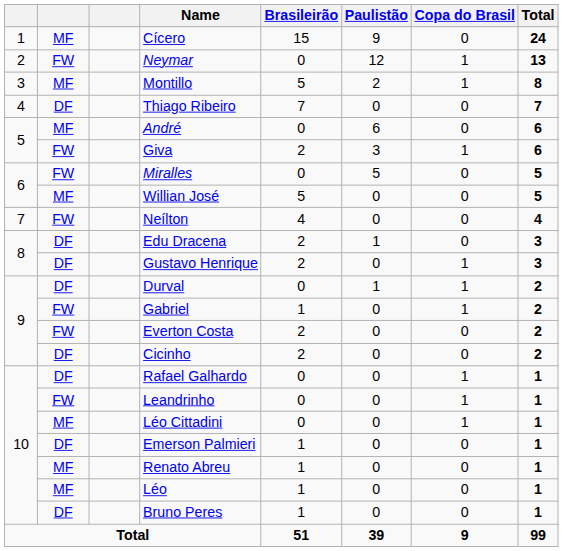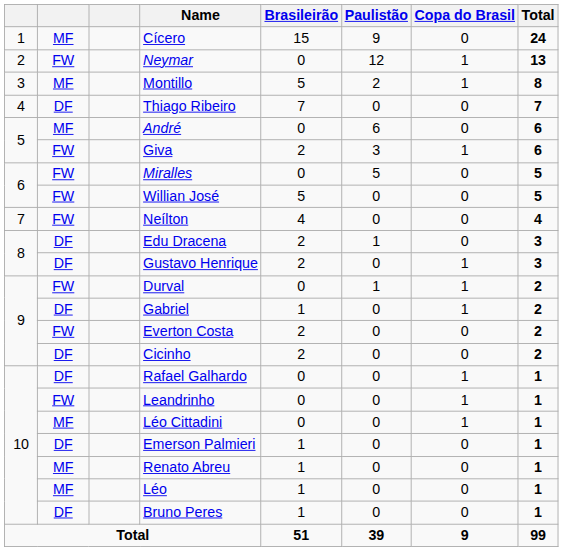(63, 196) MF -> (63, 196) FW
(63, 286) DF -> (63, 286) FW
(63, 309) FW -> (63, 309) DF
